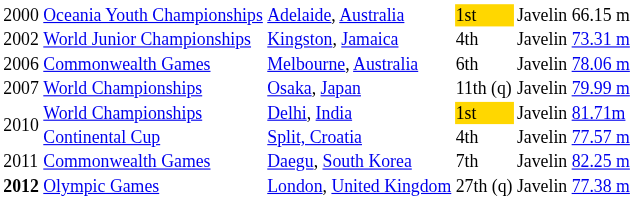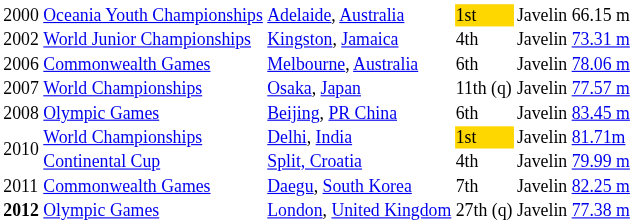(601, 88) 79.99 m -> (601, 88) 77.57 m
+ row: (332, 112)
(601, 137) 77.57 m -> (601, 161) 79.99 m
